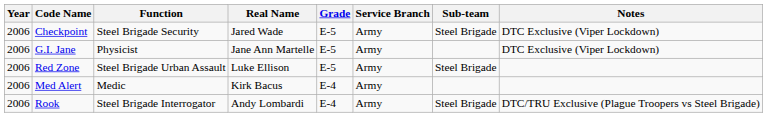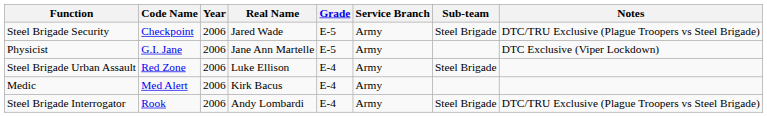columns swapped: (18, 13) <-> (161, 13)
(580, 31) DTC Exclusive (Viper Lockdown) -> (631, 31) DTC/TRU Exclusive (Plague Troopers vs Steel Brigade)
(328, 67) E-5 -> (328, 67) E-4
